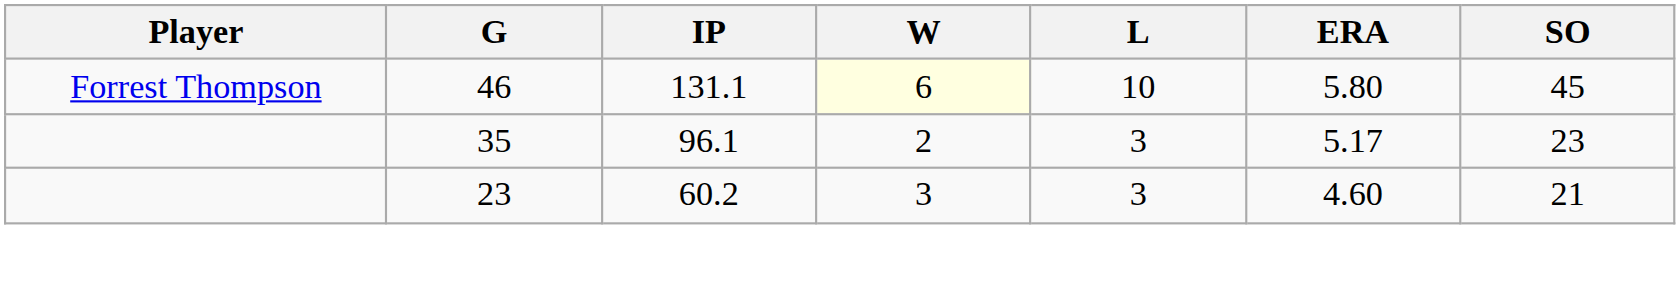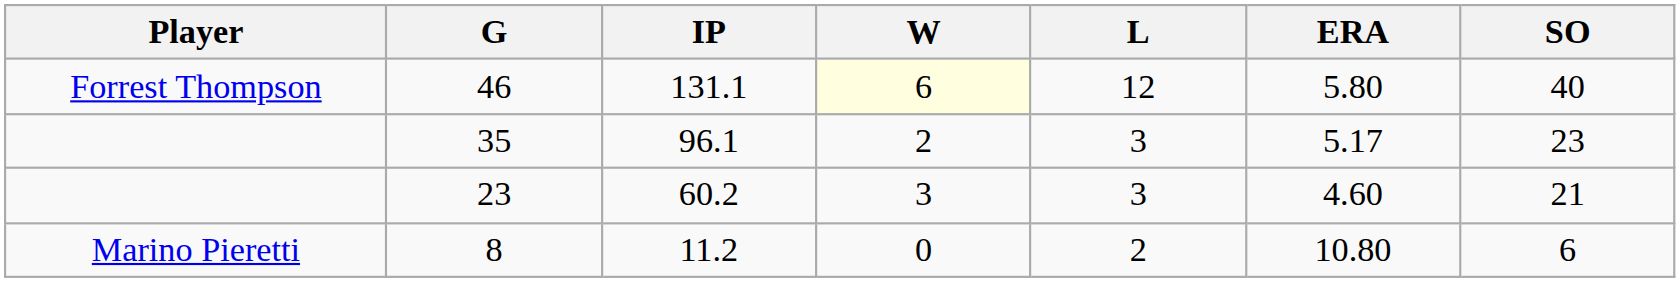(1138, 85) 10 -> (1138, 85) 12
(1568, 85) 45 -> (1568, 85) 40
+ row: (494, 248)
